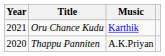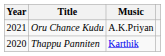(123, 28) Karthik -> (131, 28) A.K.Priyan
(131, 43) A.K.Priyan -> (123, 43) Karthik
